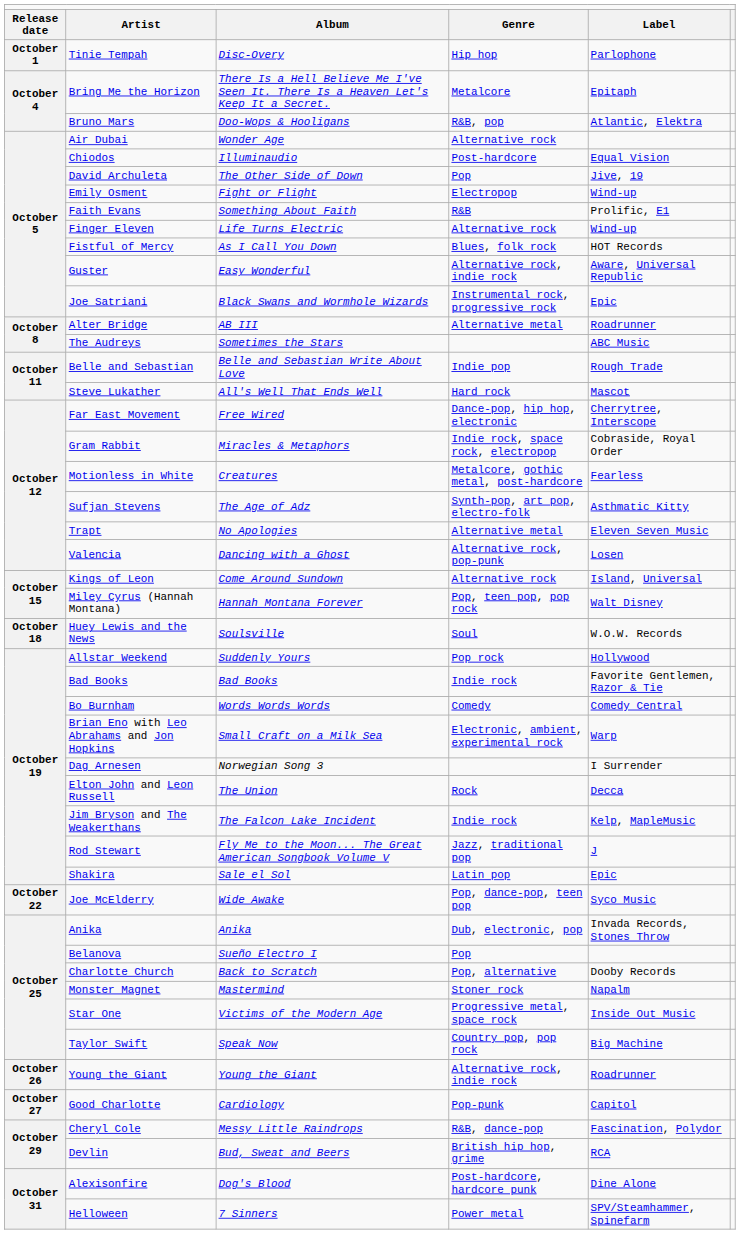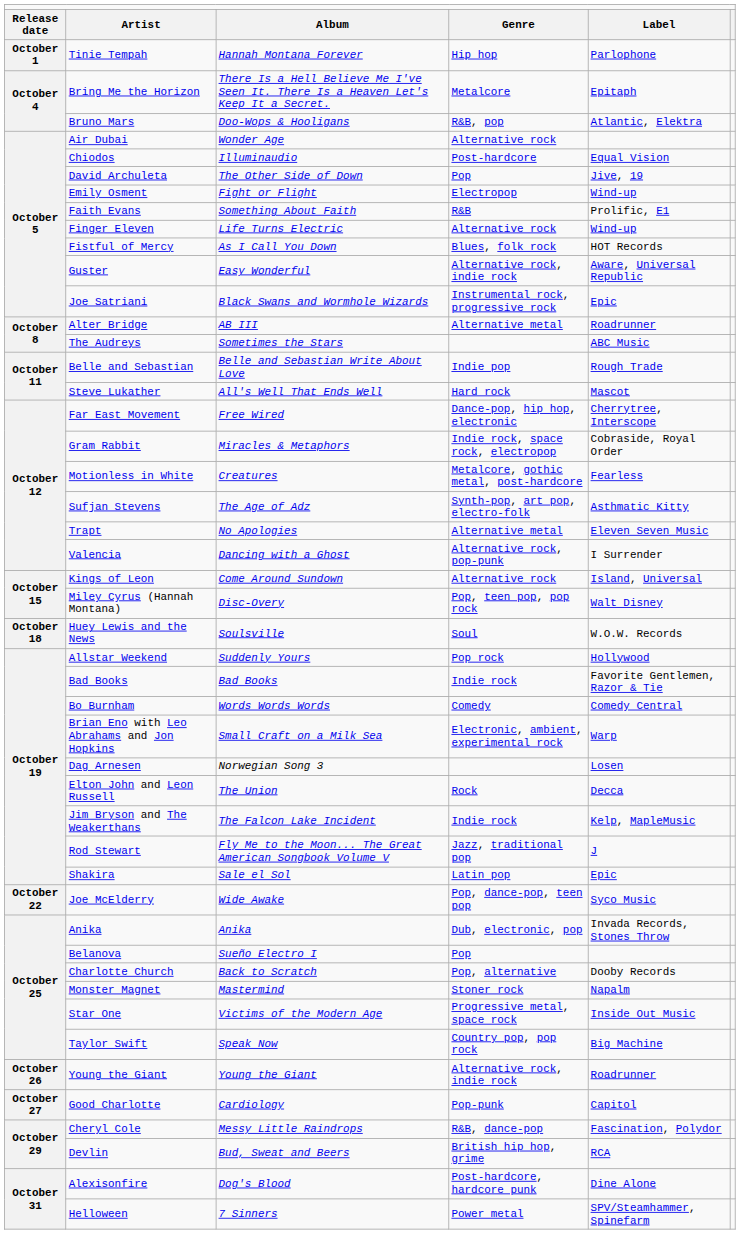(251, 55) Disc-Overy -> (291, 55) Hannah Montana Forever
(607, 555) Losen -> (627, 555) I Surrender
(291, 603) Hannah Montana Forever -> (251, 603) Disc-Overy
(627, 767) I Surrender -> (607, 767) Losen
